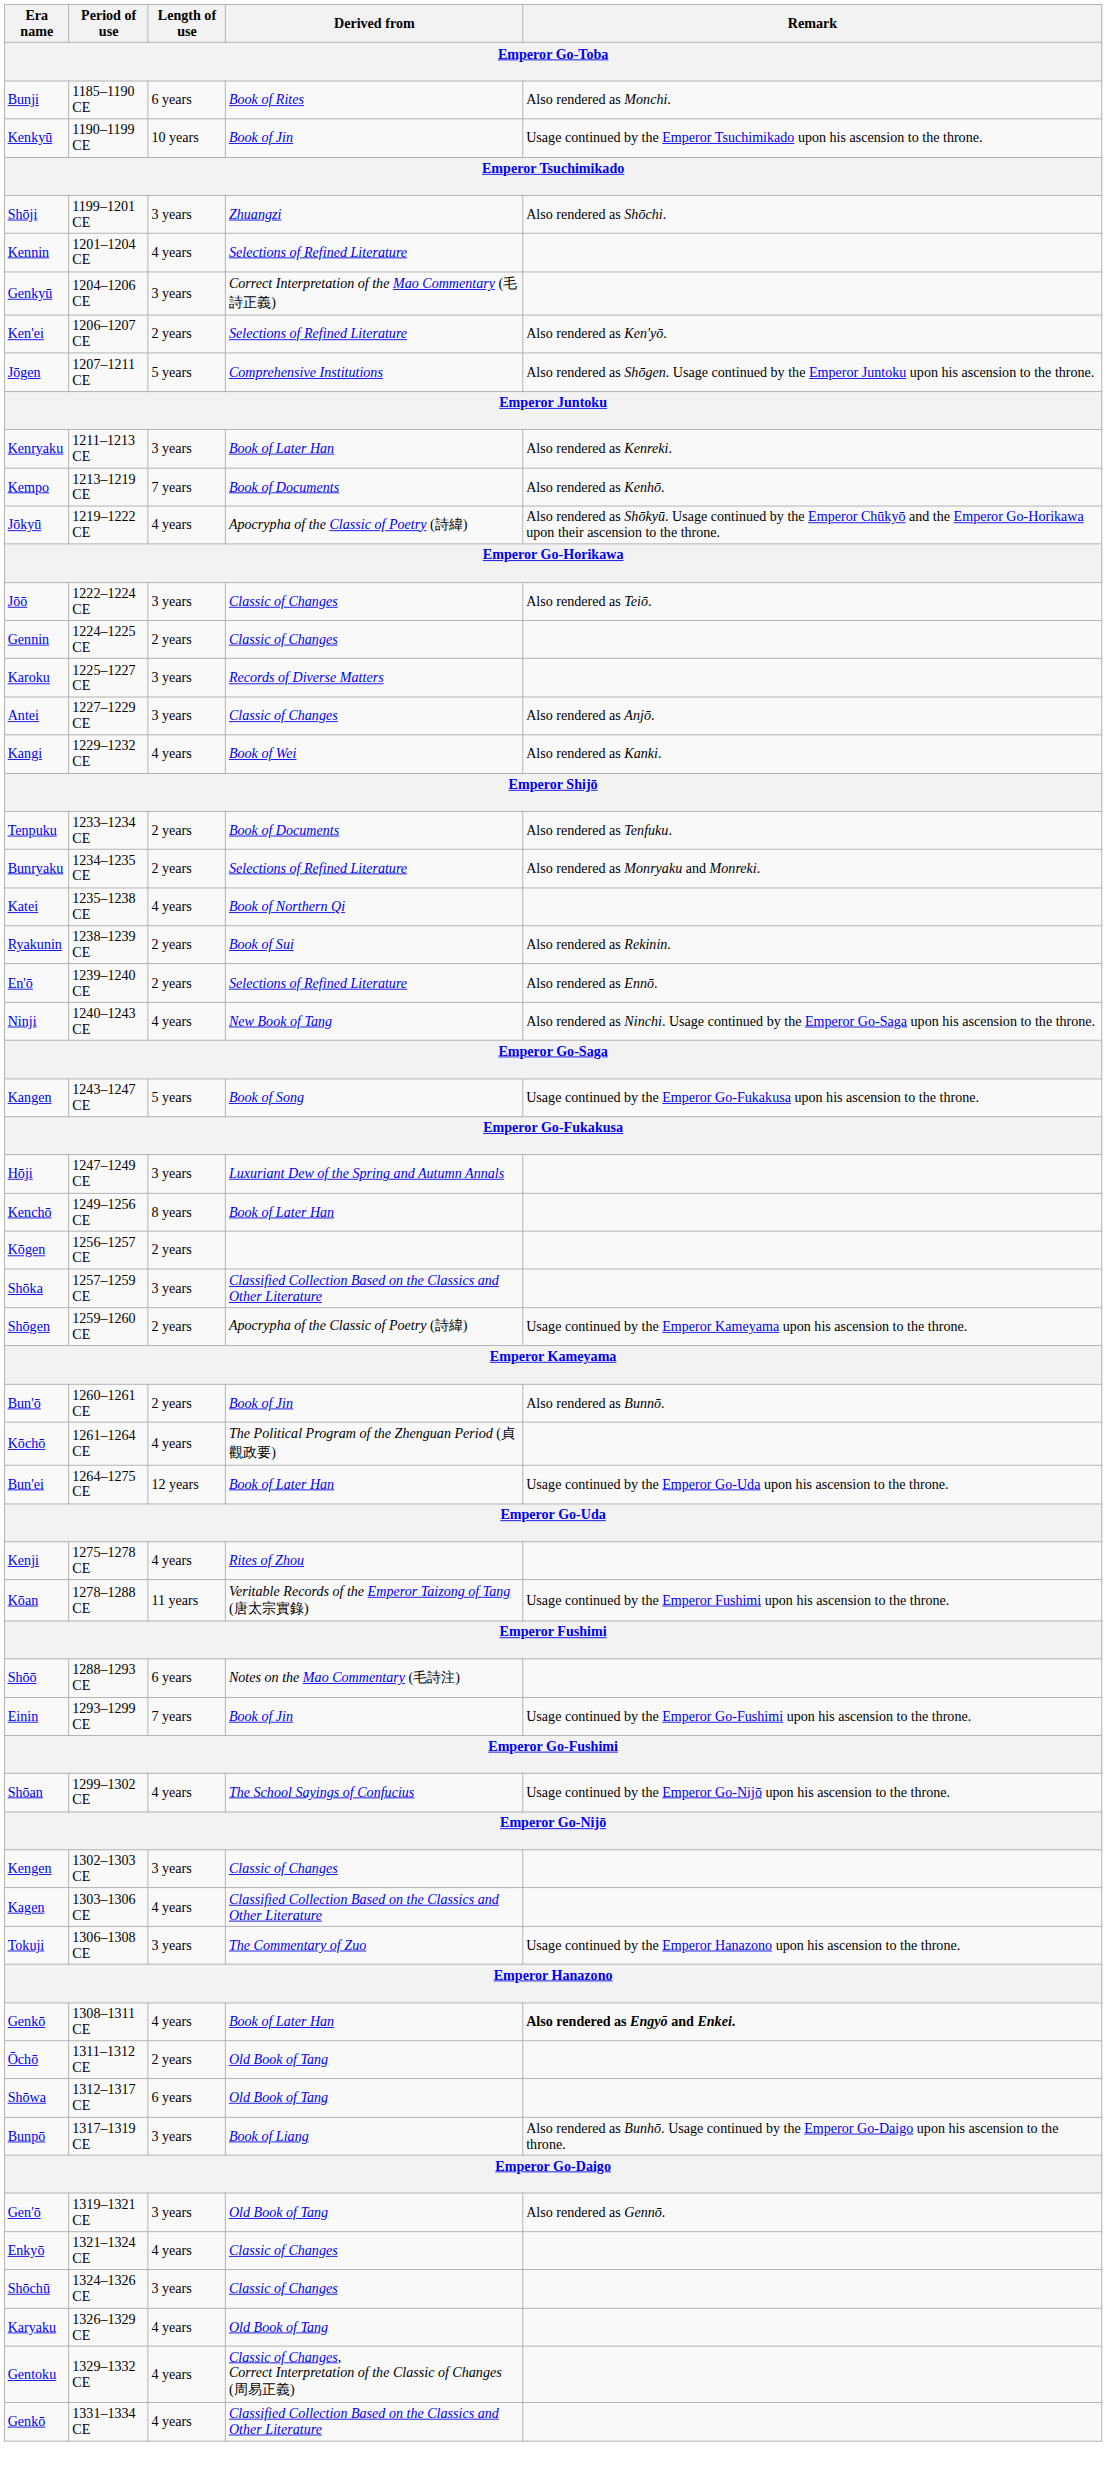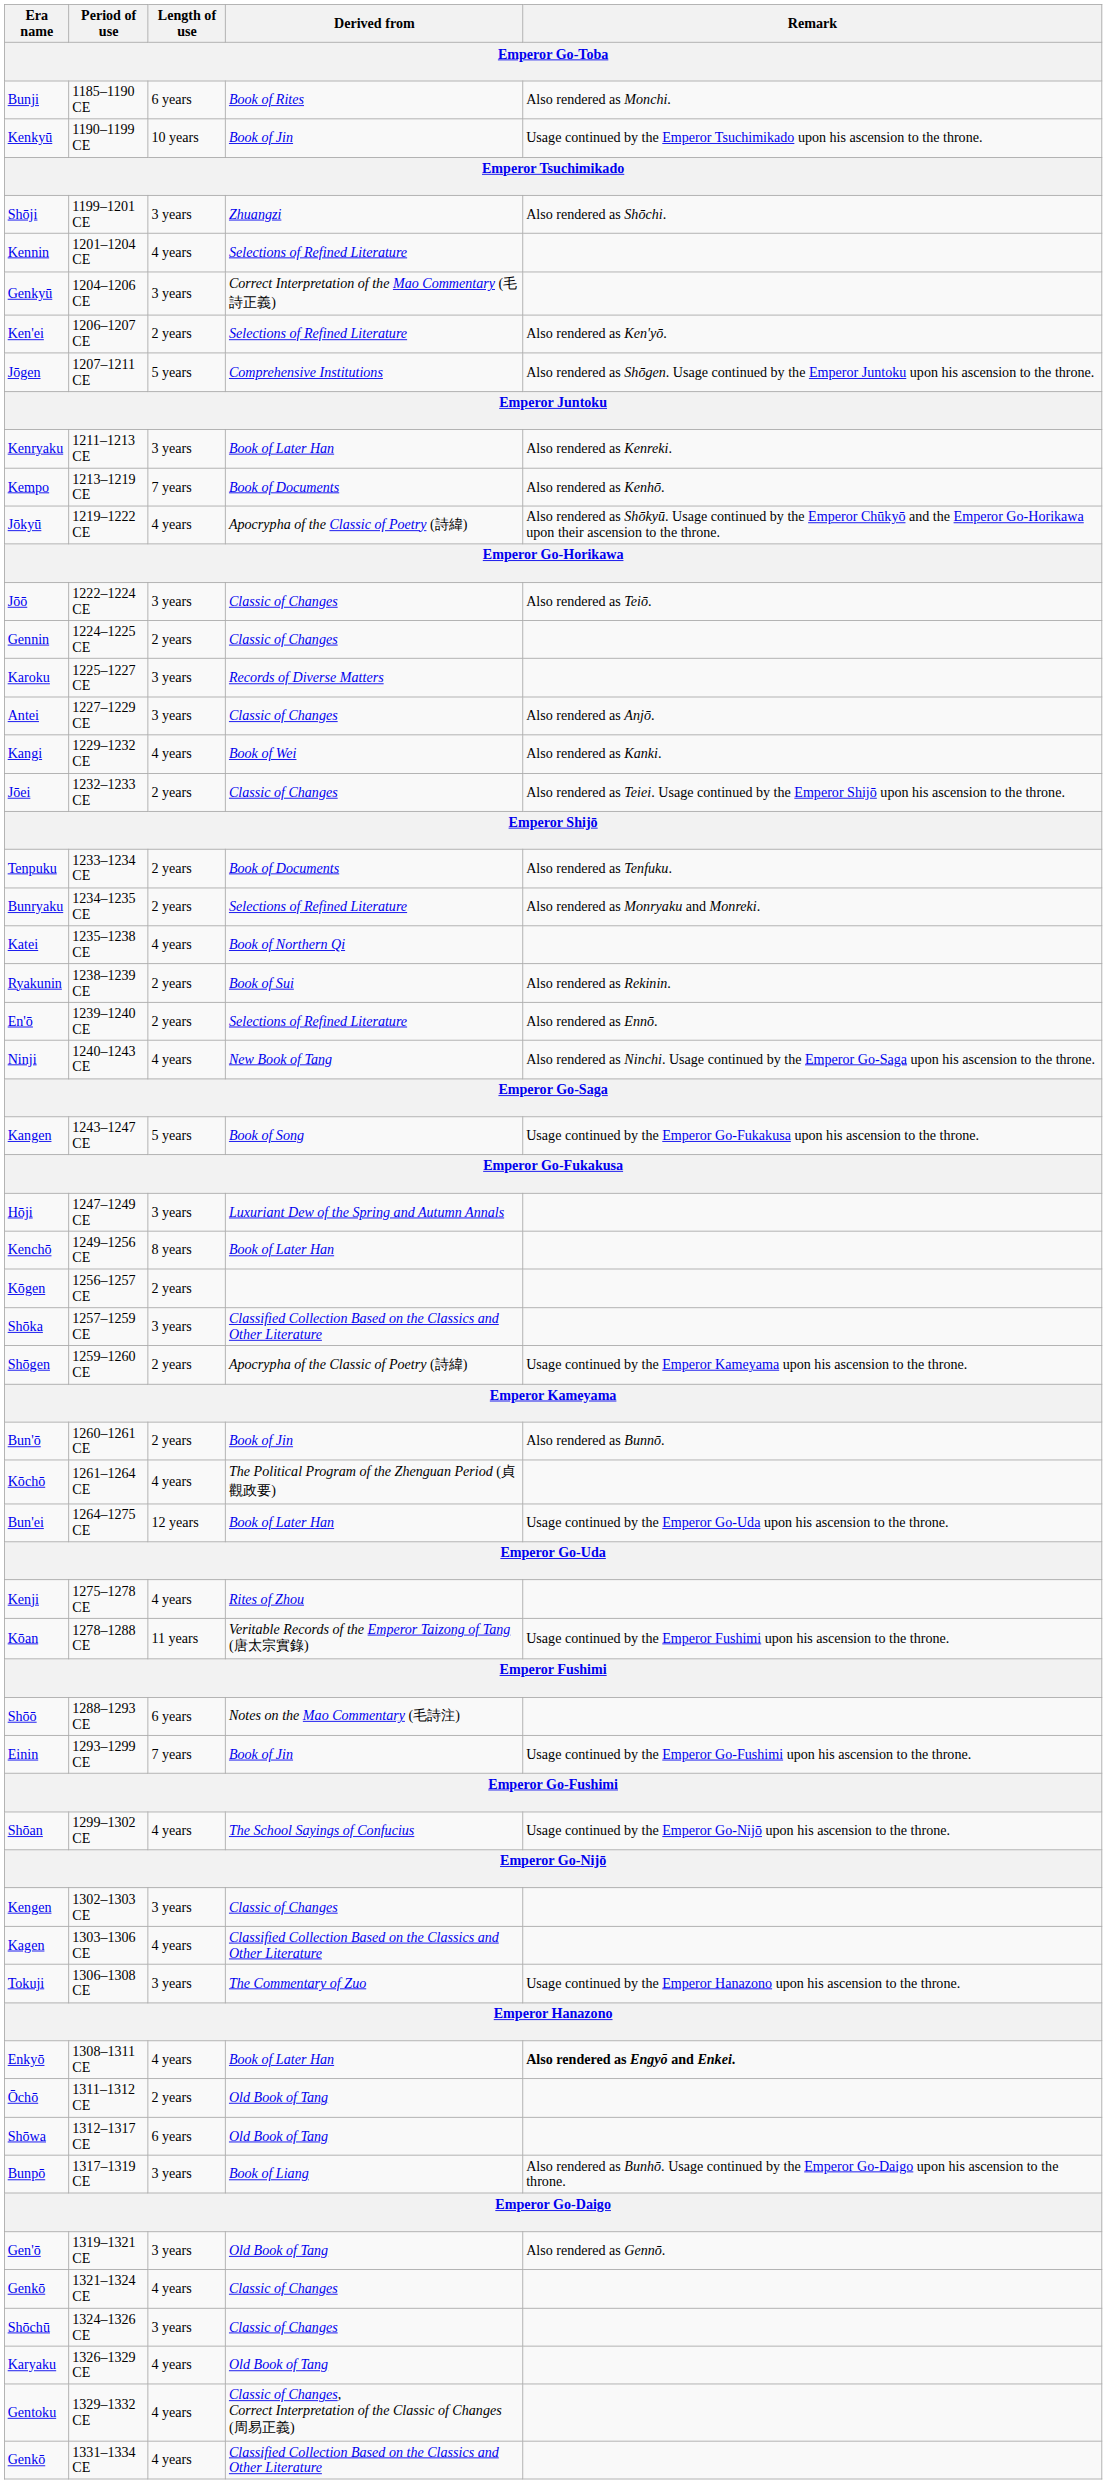+ row: (104, 792)
(26, 2021) Genkō -> (26, 2059) Enkyō
(26, 2250) Enkyō -> (26, 2288) Genkō
